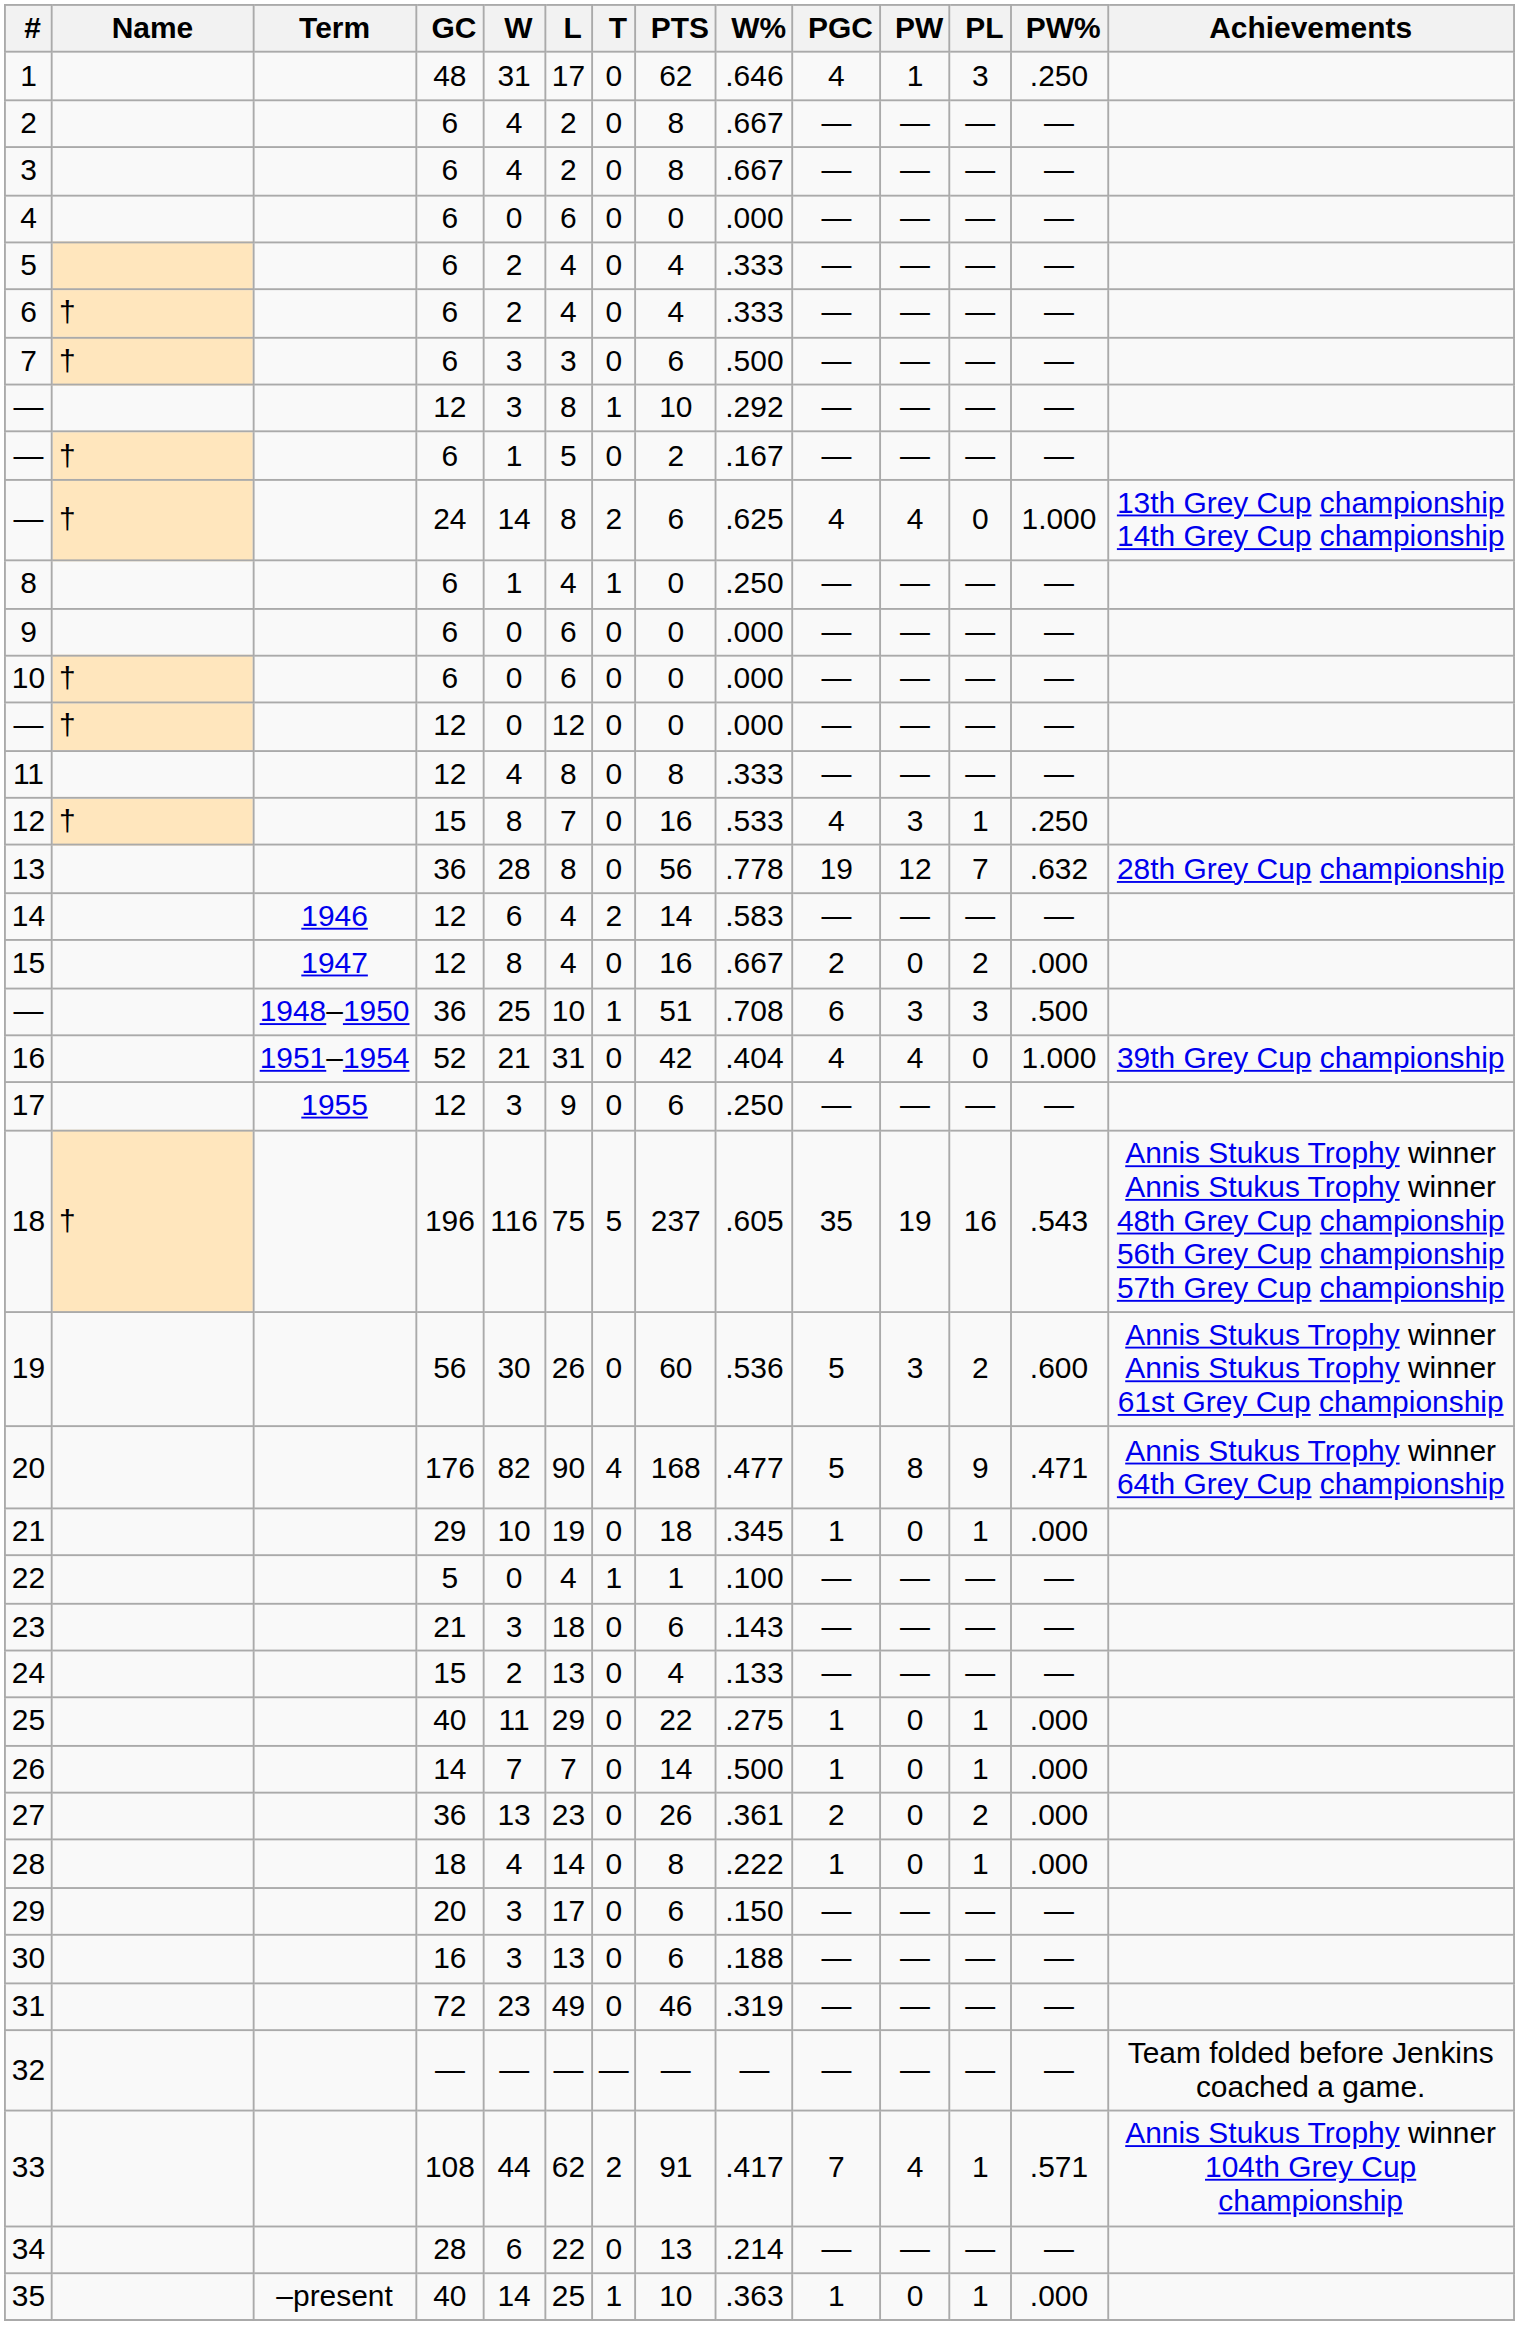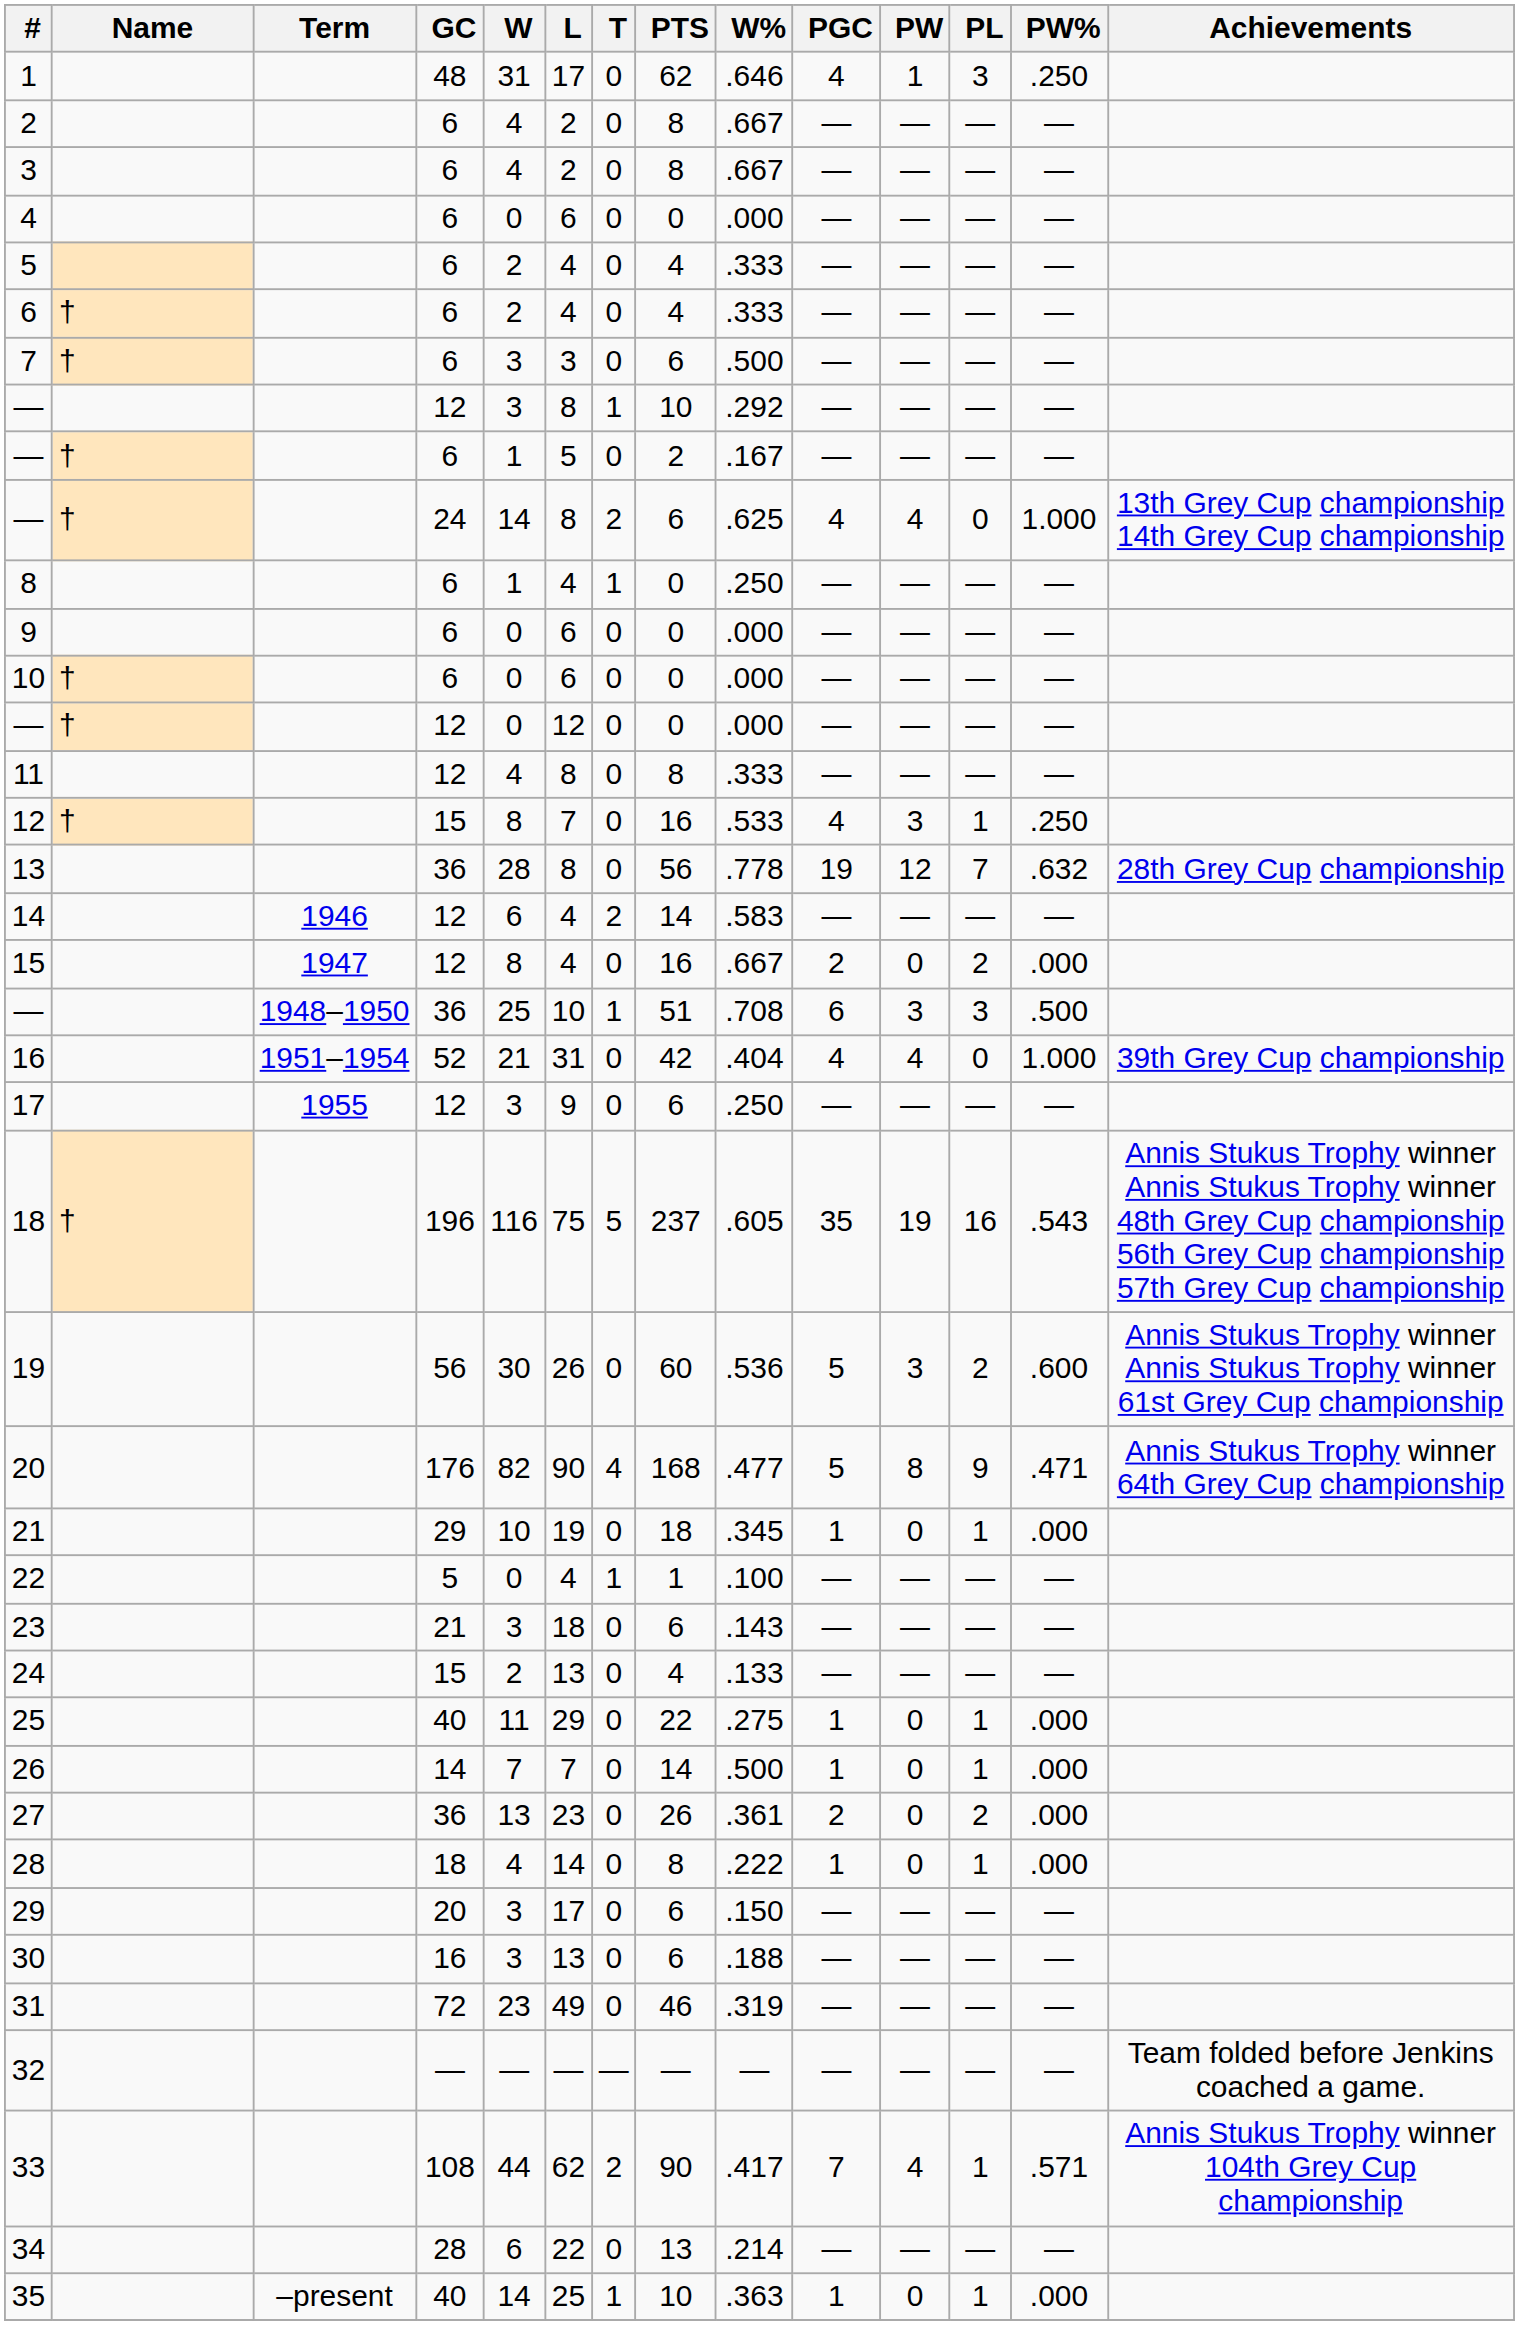(676, 2167) 91 -> (676, 2167) 90
